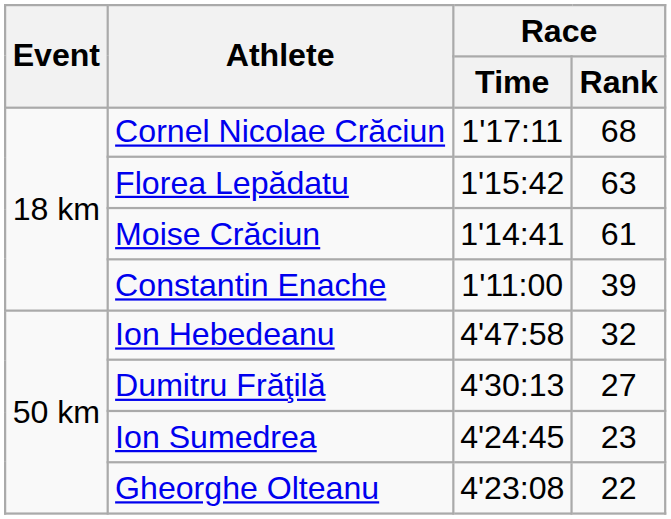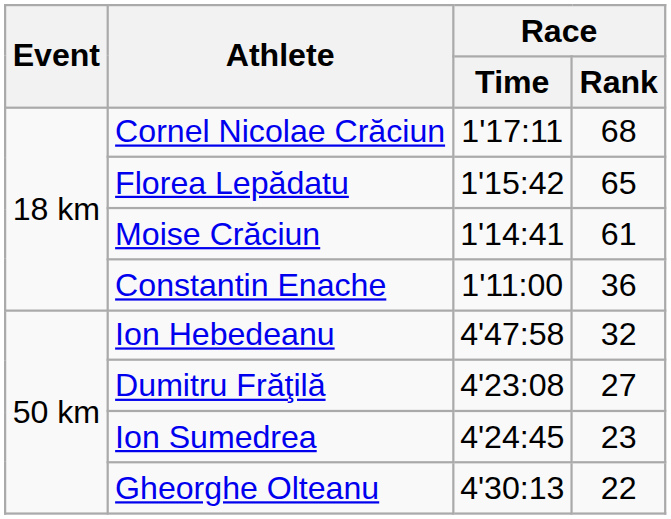(619, 183) 63 -> (619, 183) 65
(619, 285) 39 -> (619, 285) 36
(512, 386) 4'30:13 -> (512, 386) 4'23:08
(512, 487) 4'23:08 -> (512, 487) 4'30:13
